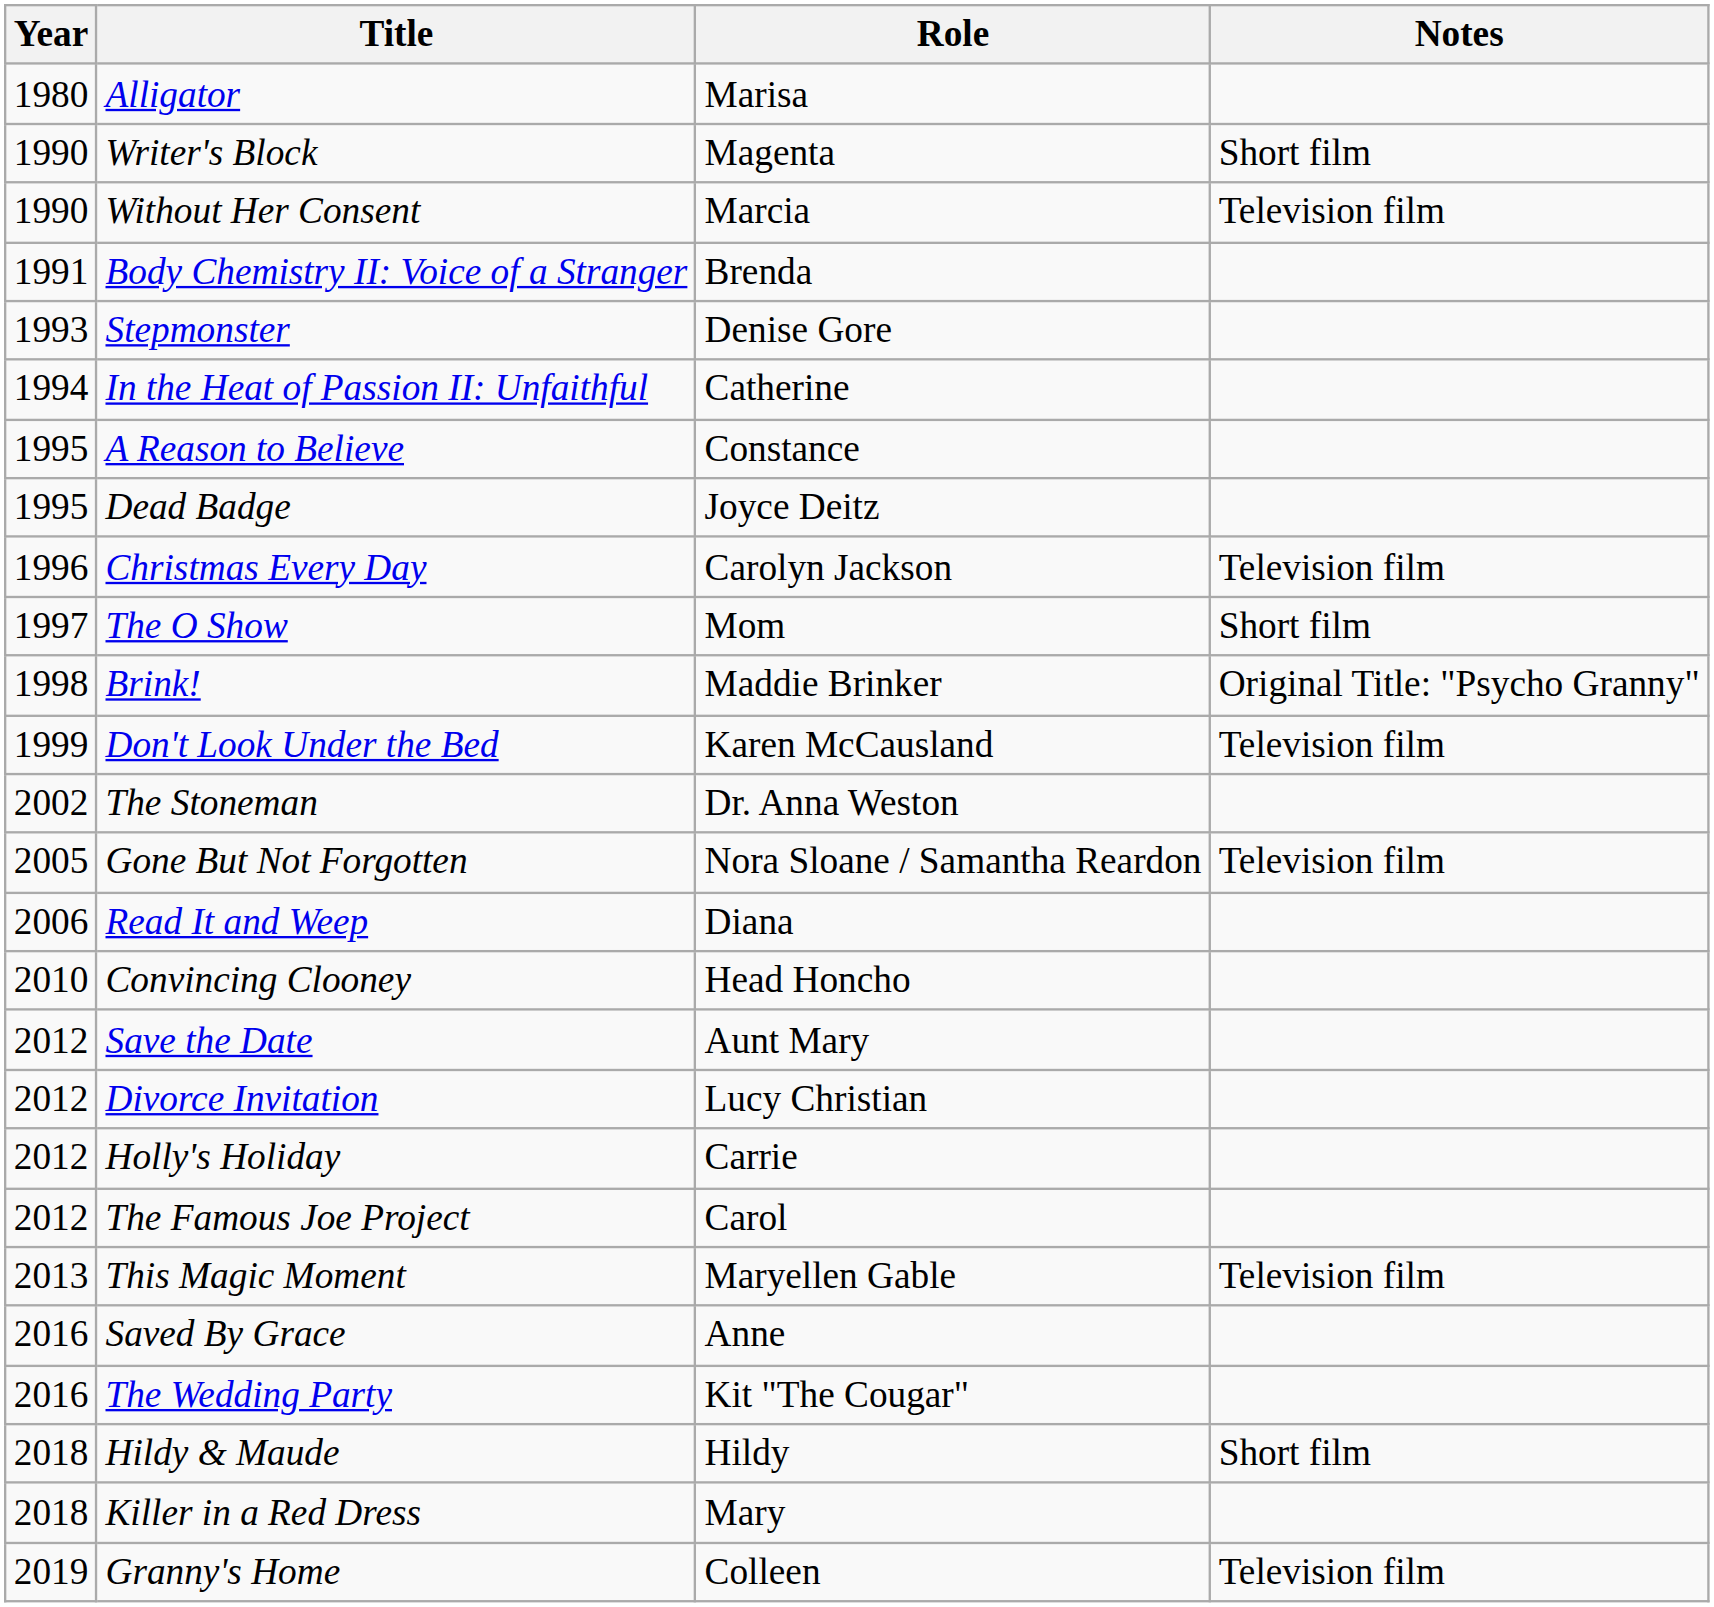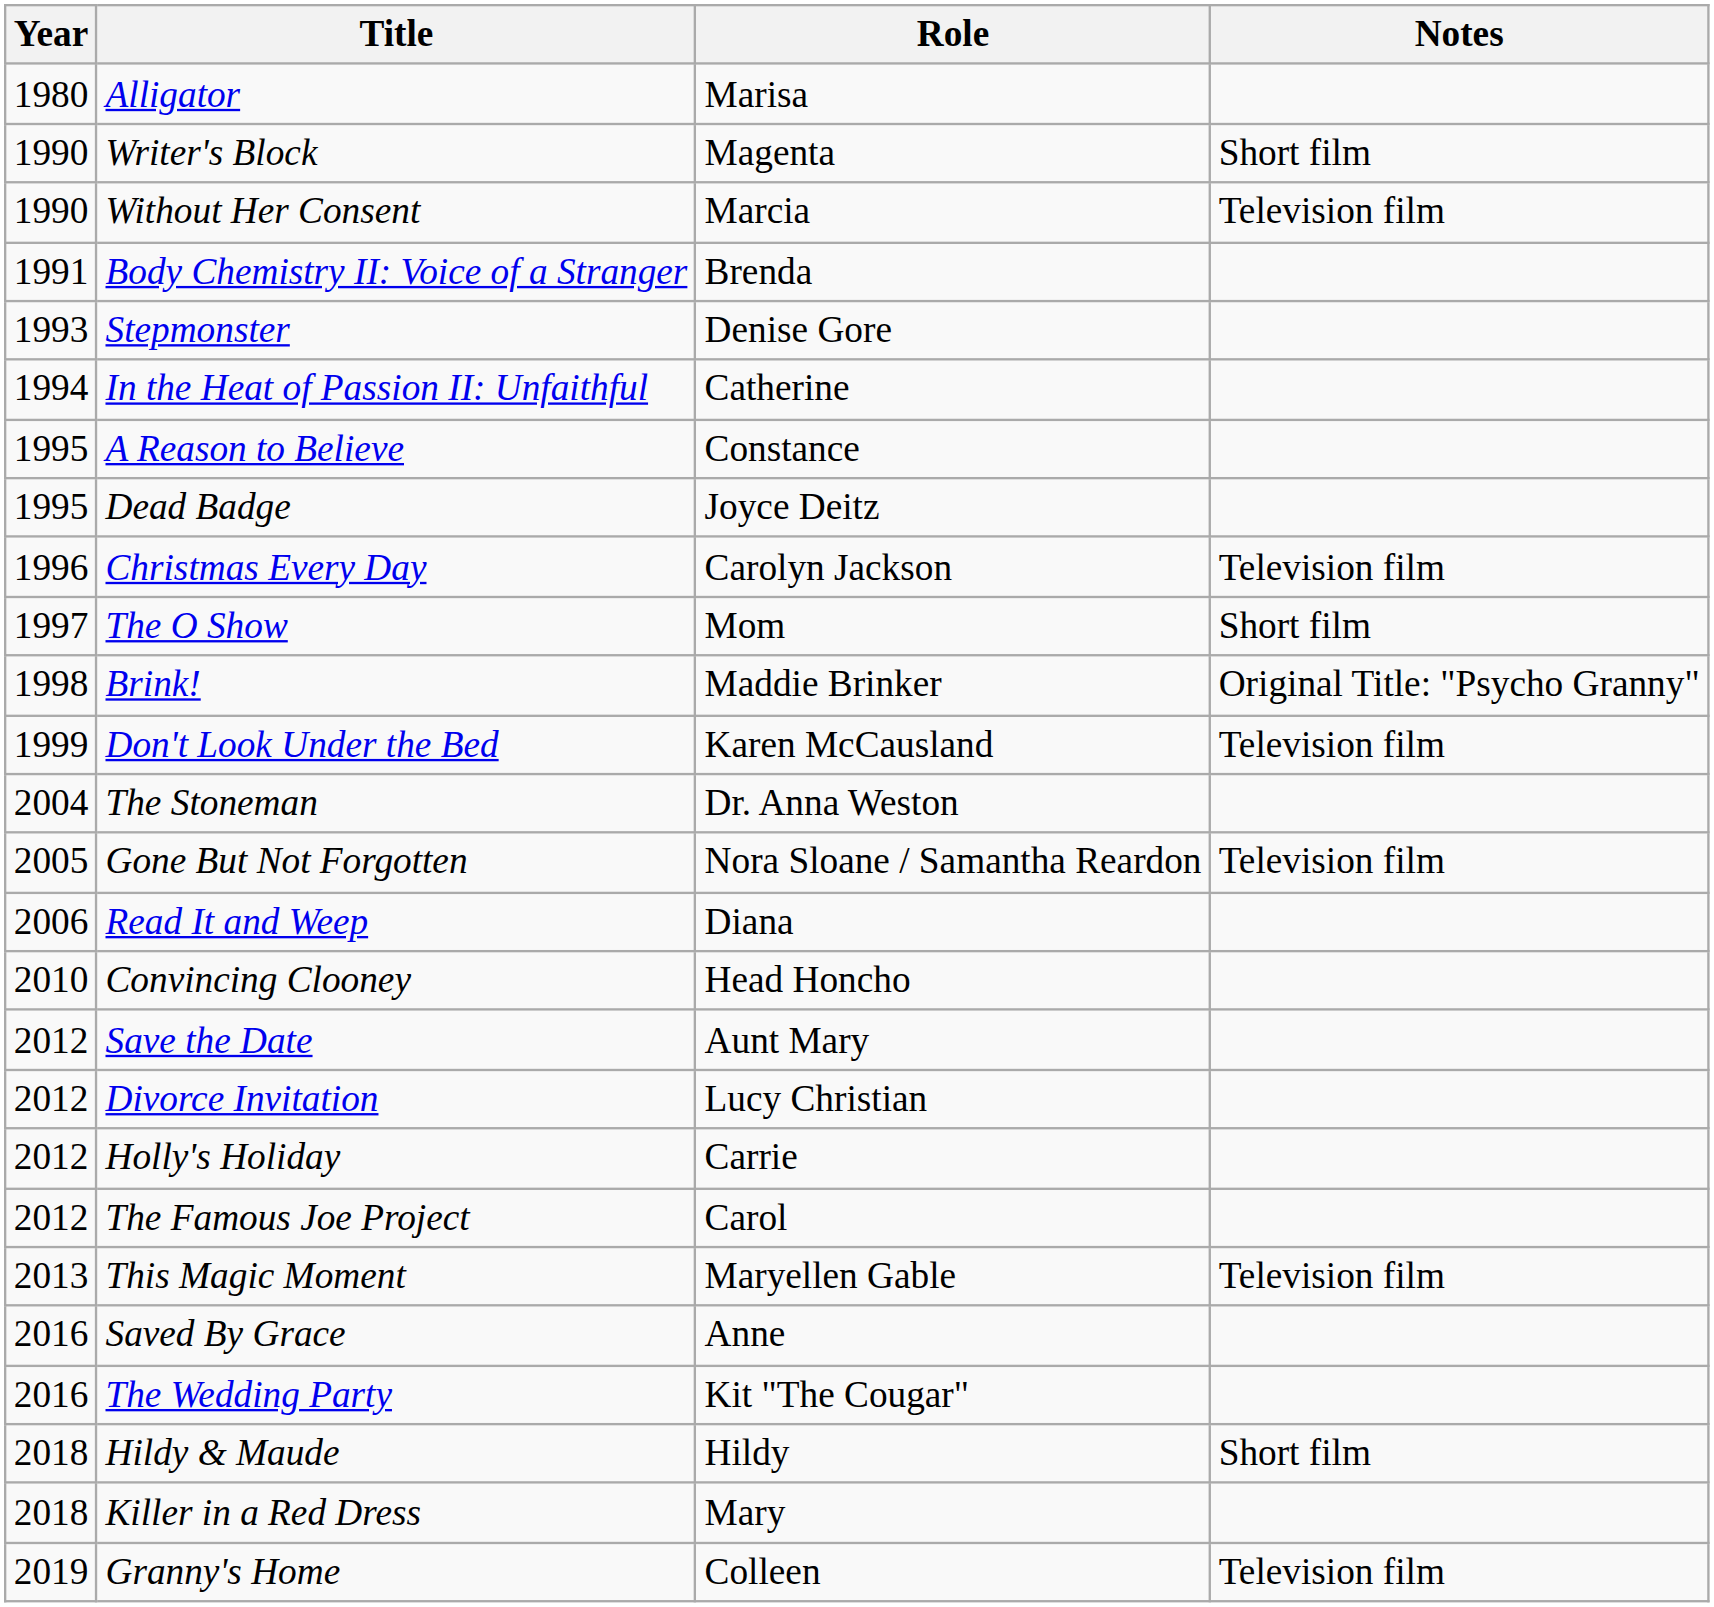(51, 802) 2002 -> (51, 802) 2004
